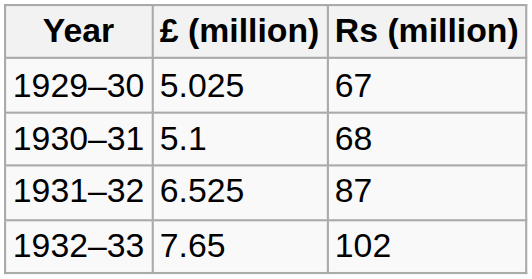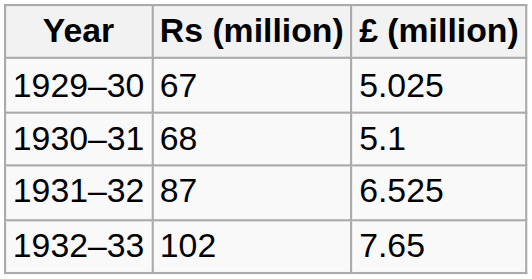columns swapped: (427, 31) <-> (240, 31)
